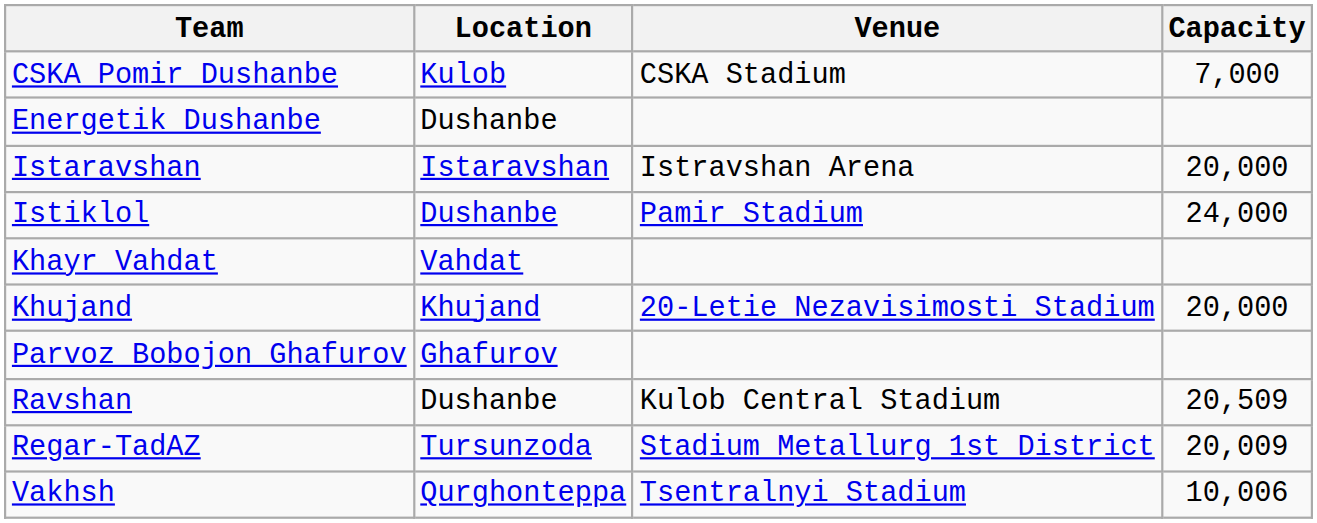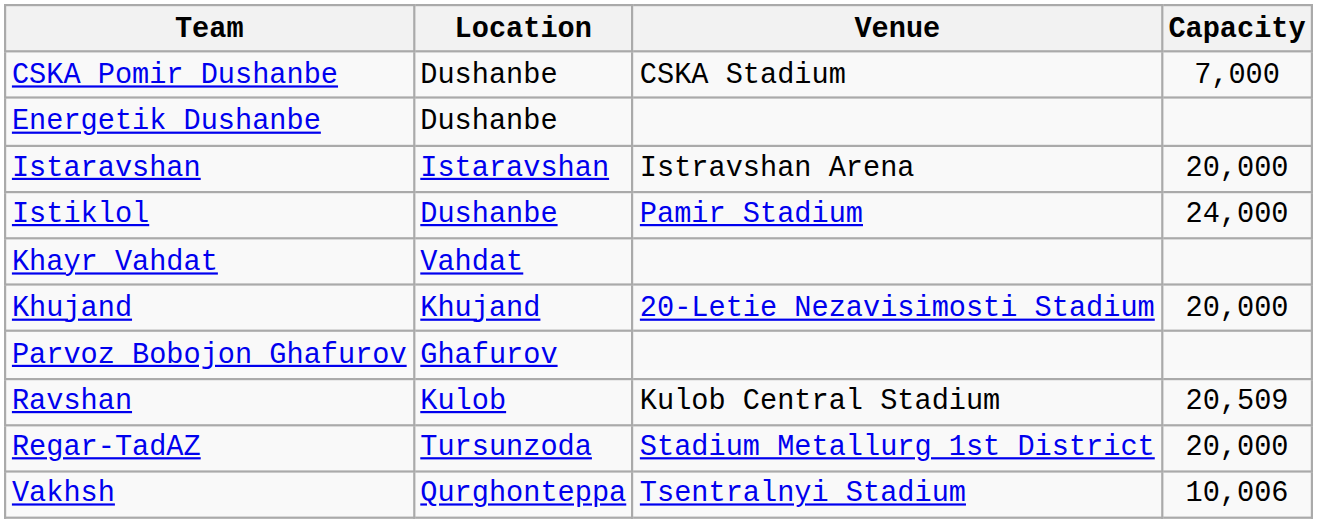(463, 75) Kulob -> (489, 75) Dushanbe
(489, 401) Dushanbe -> (463, 401) Kulob
(1237, 448) 20,009 -> (1237, 448) 20,000
